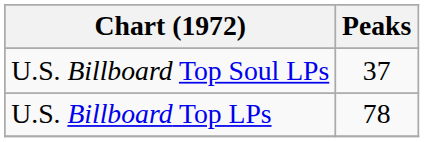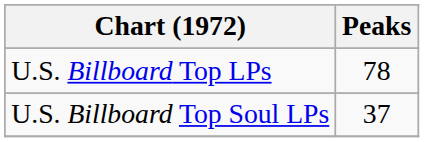rows swapped: (141, 114) <-> (170, 70)
